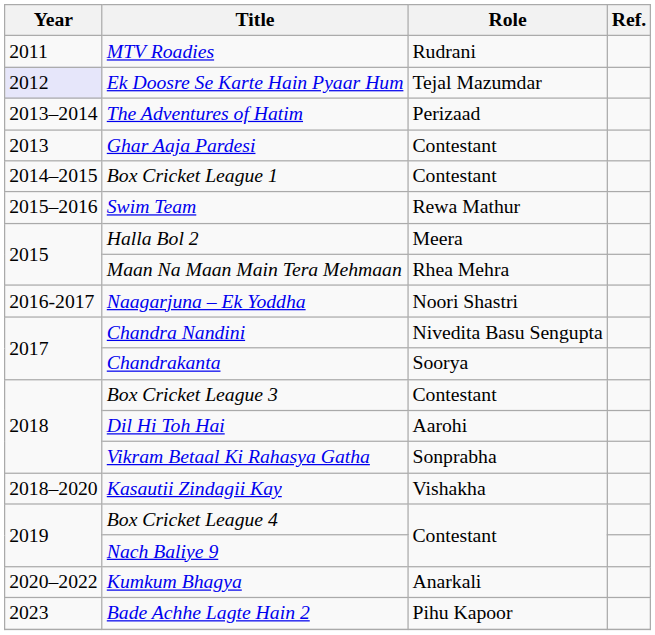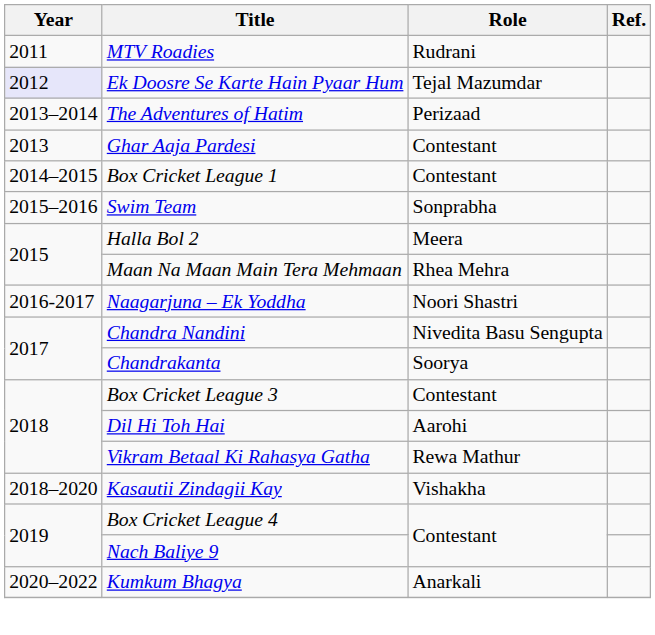(466, 207) Rewa Mathur -> (455, 207) Sonprabha
(455, 457) Sonprabha -> (466, 457) Rewa Mathur
- row: (208, 613)
